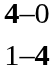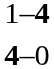rows swapped: (27, 54) <-> (27, 12)
